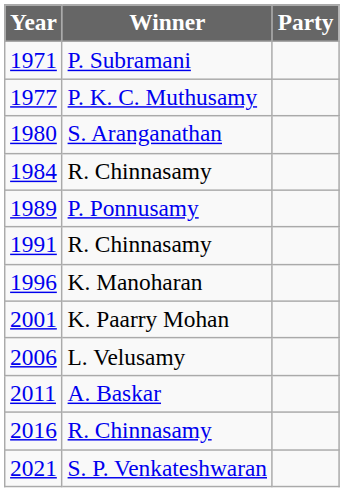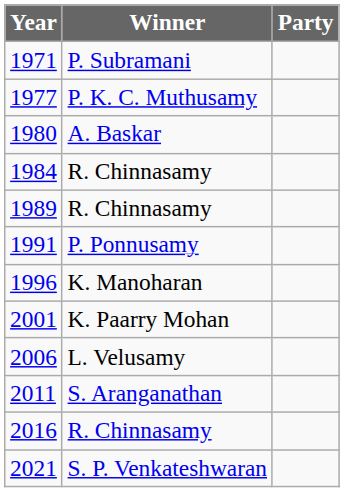(145, 134) S. Aranganathan -> (114, 134) A. Baskar
(133, 208) P. Ponnusamy -> (140, 208) R. Chinnasamy
(140, 245) R. Chinnasamy -> (133, 245) P. Ponnusamy
(114, 393) A. Baskar -> (145, 393) S. Aranganathan
